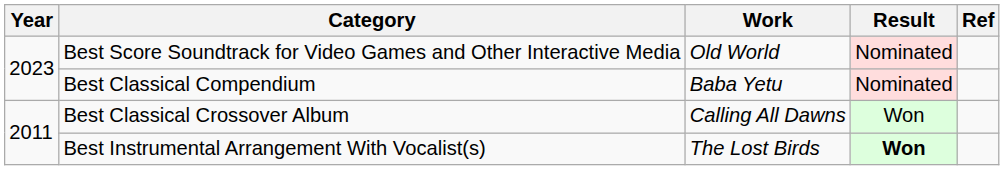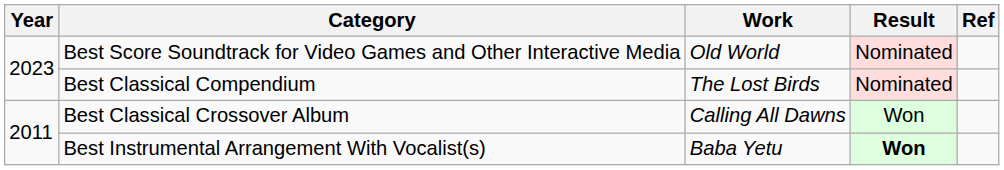(736, 84) Baba Yetu -> (755, 84) The Lost Birds
(755, 148) The Lost Birds -> (736, 148) Baba Yetu
